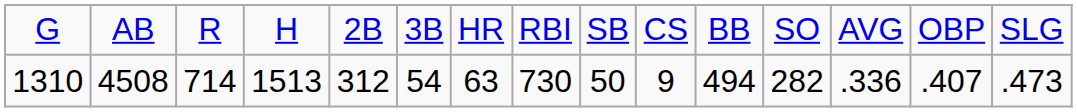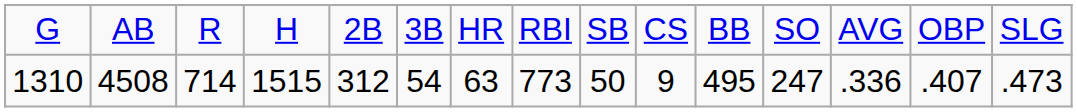(287, 80) 1513 -> (287, 80) 1515
(545, 80) 730 -> (545, 80) 773
(729, 80) 494 -> (729, 80) 495
(797, 80) 282 -> (797, 80) 247
